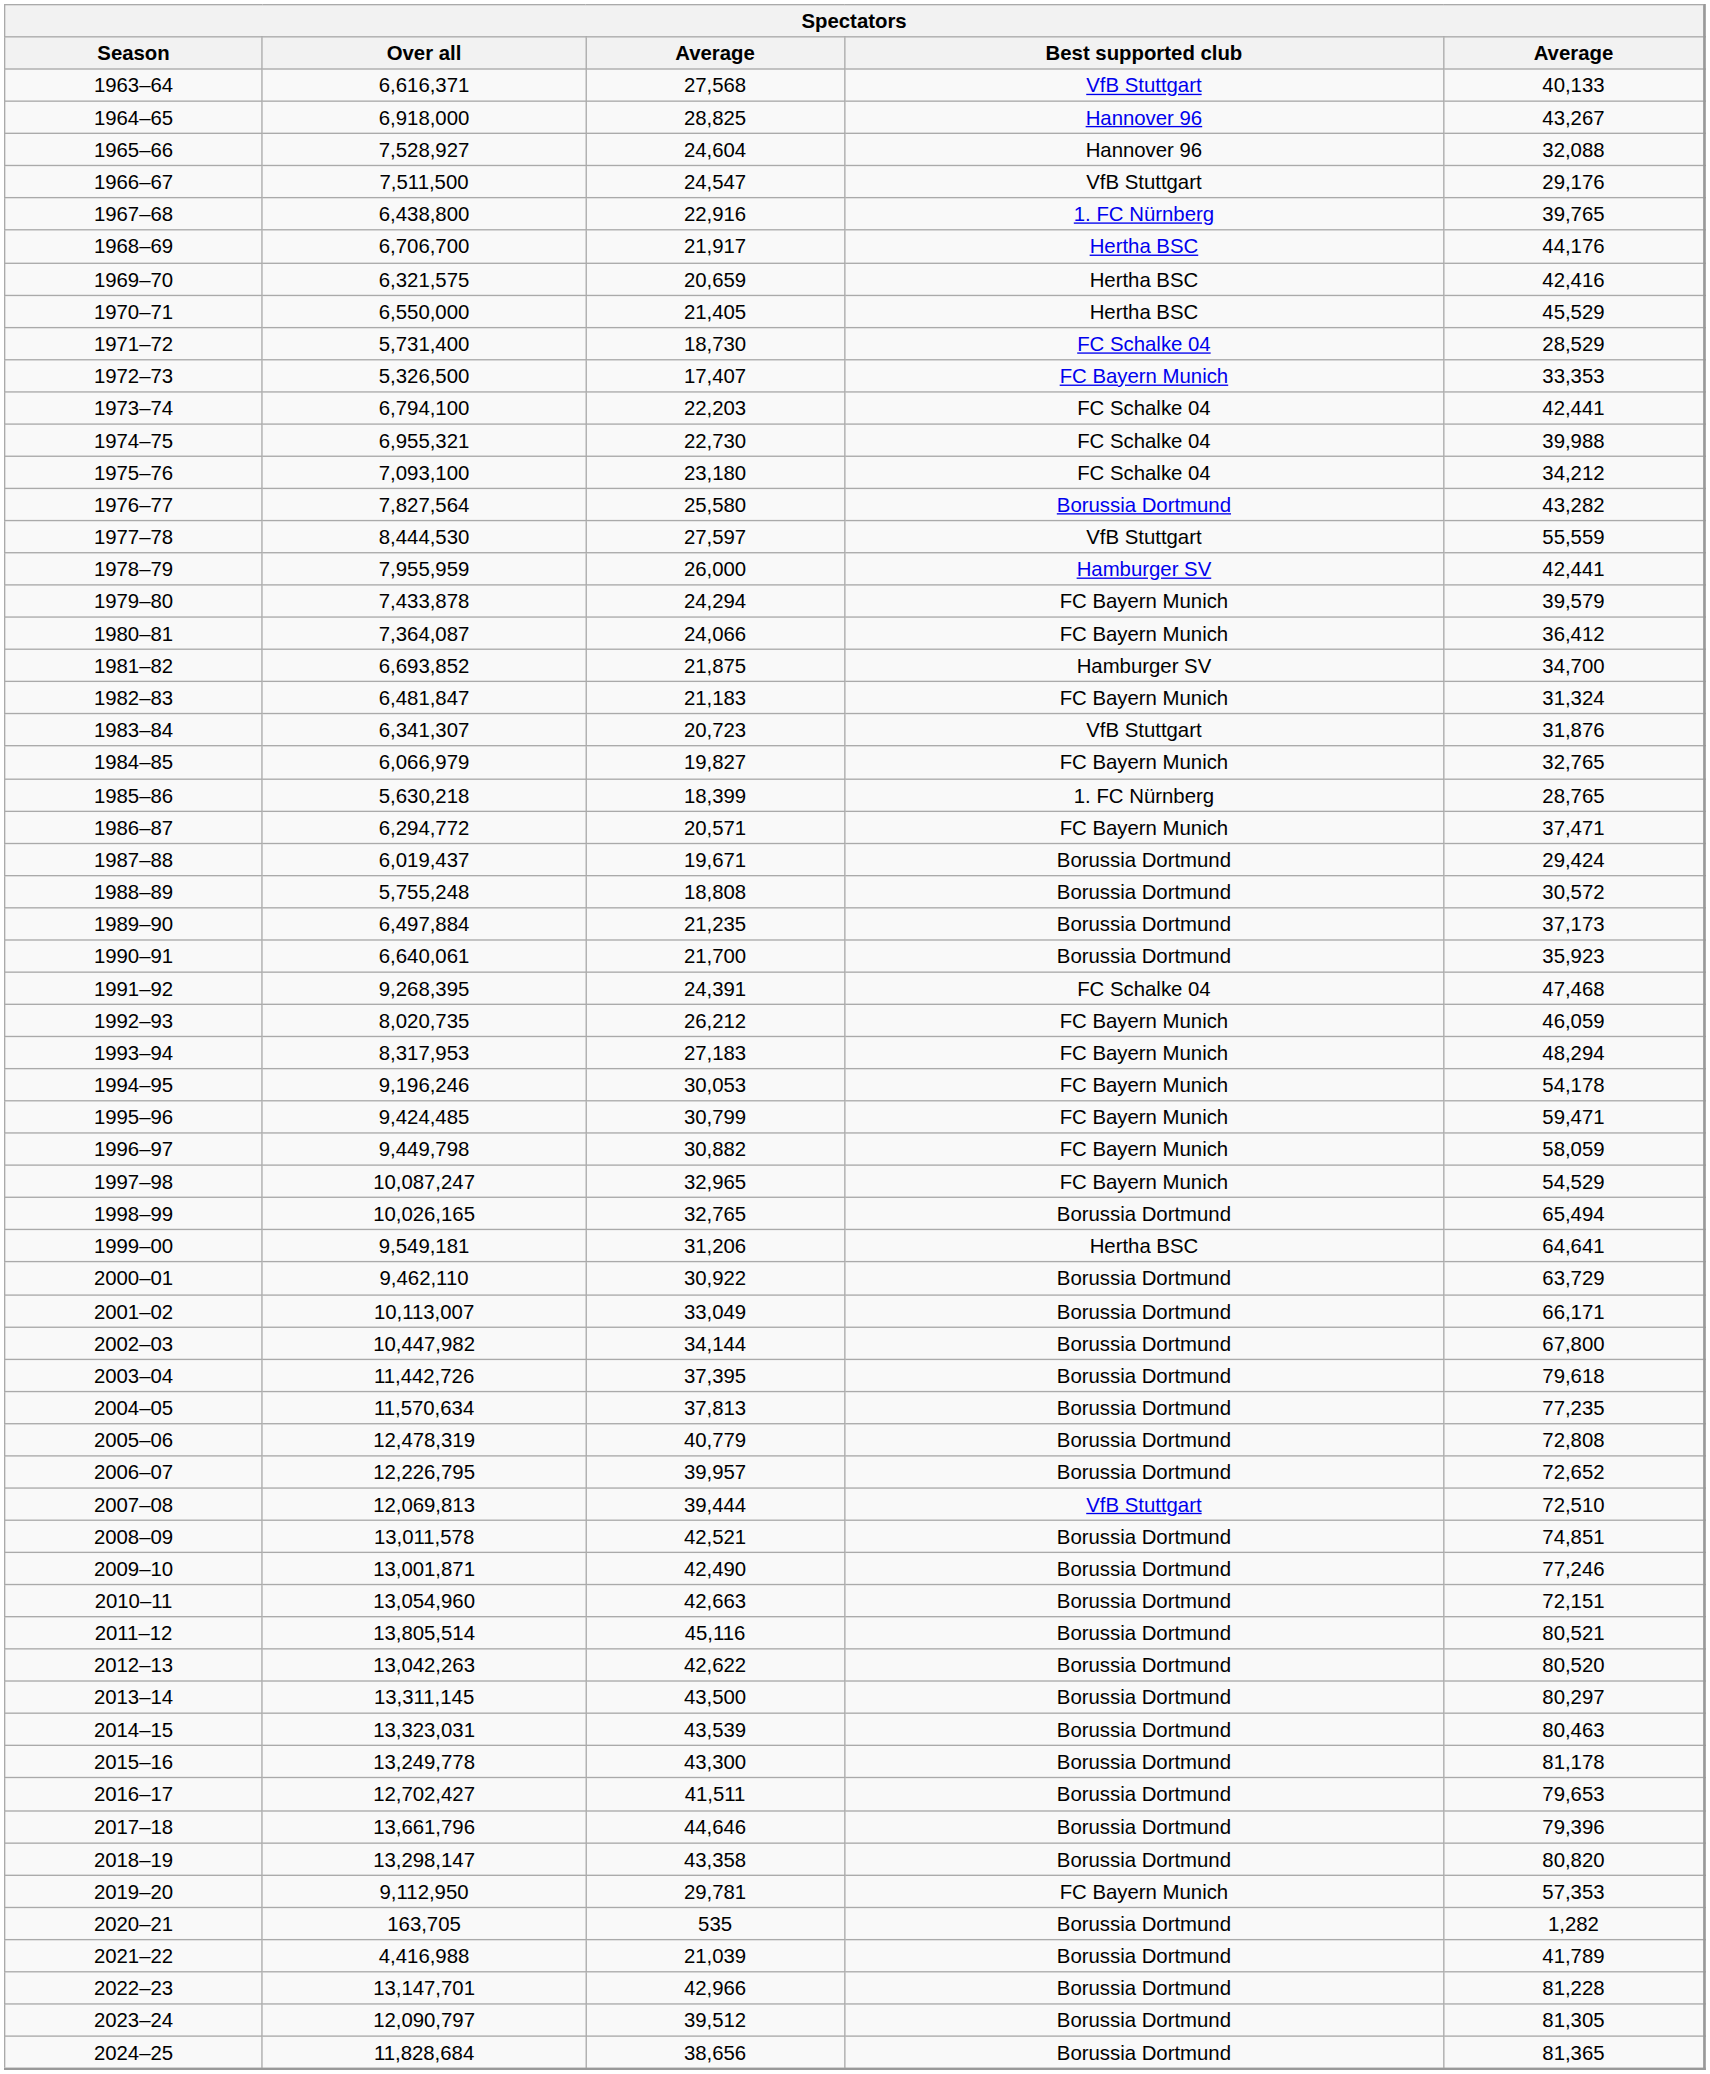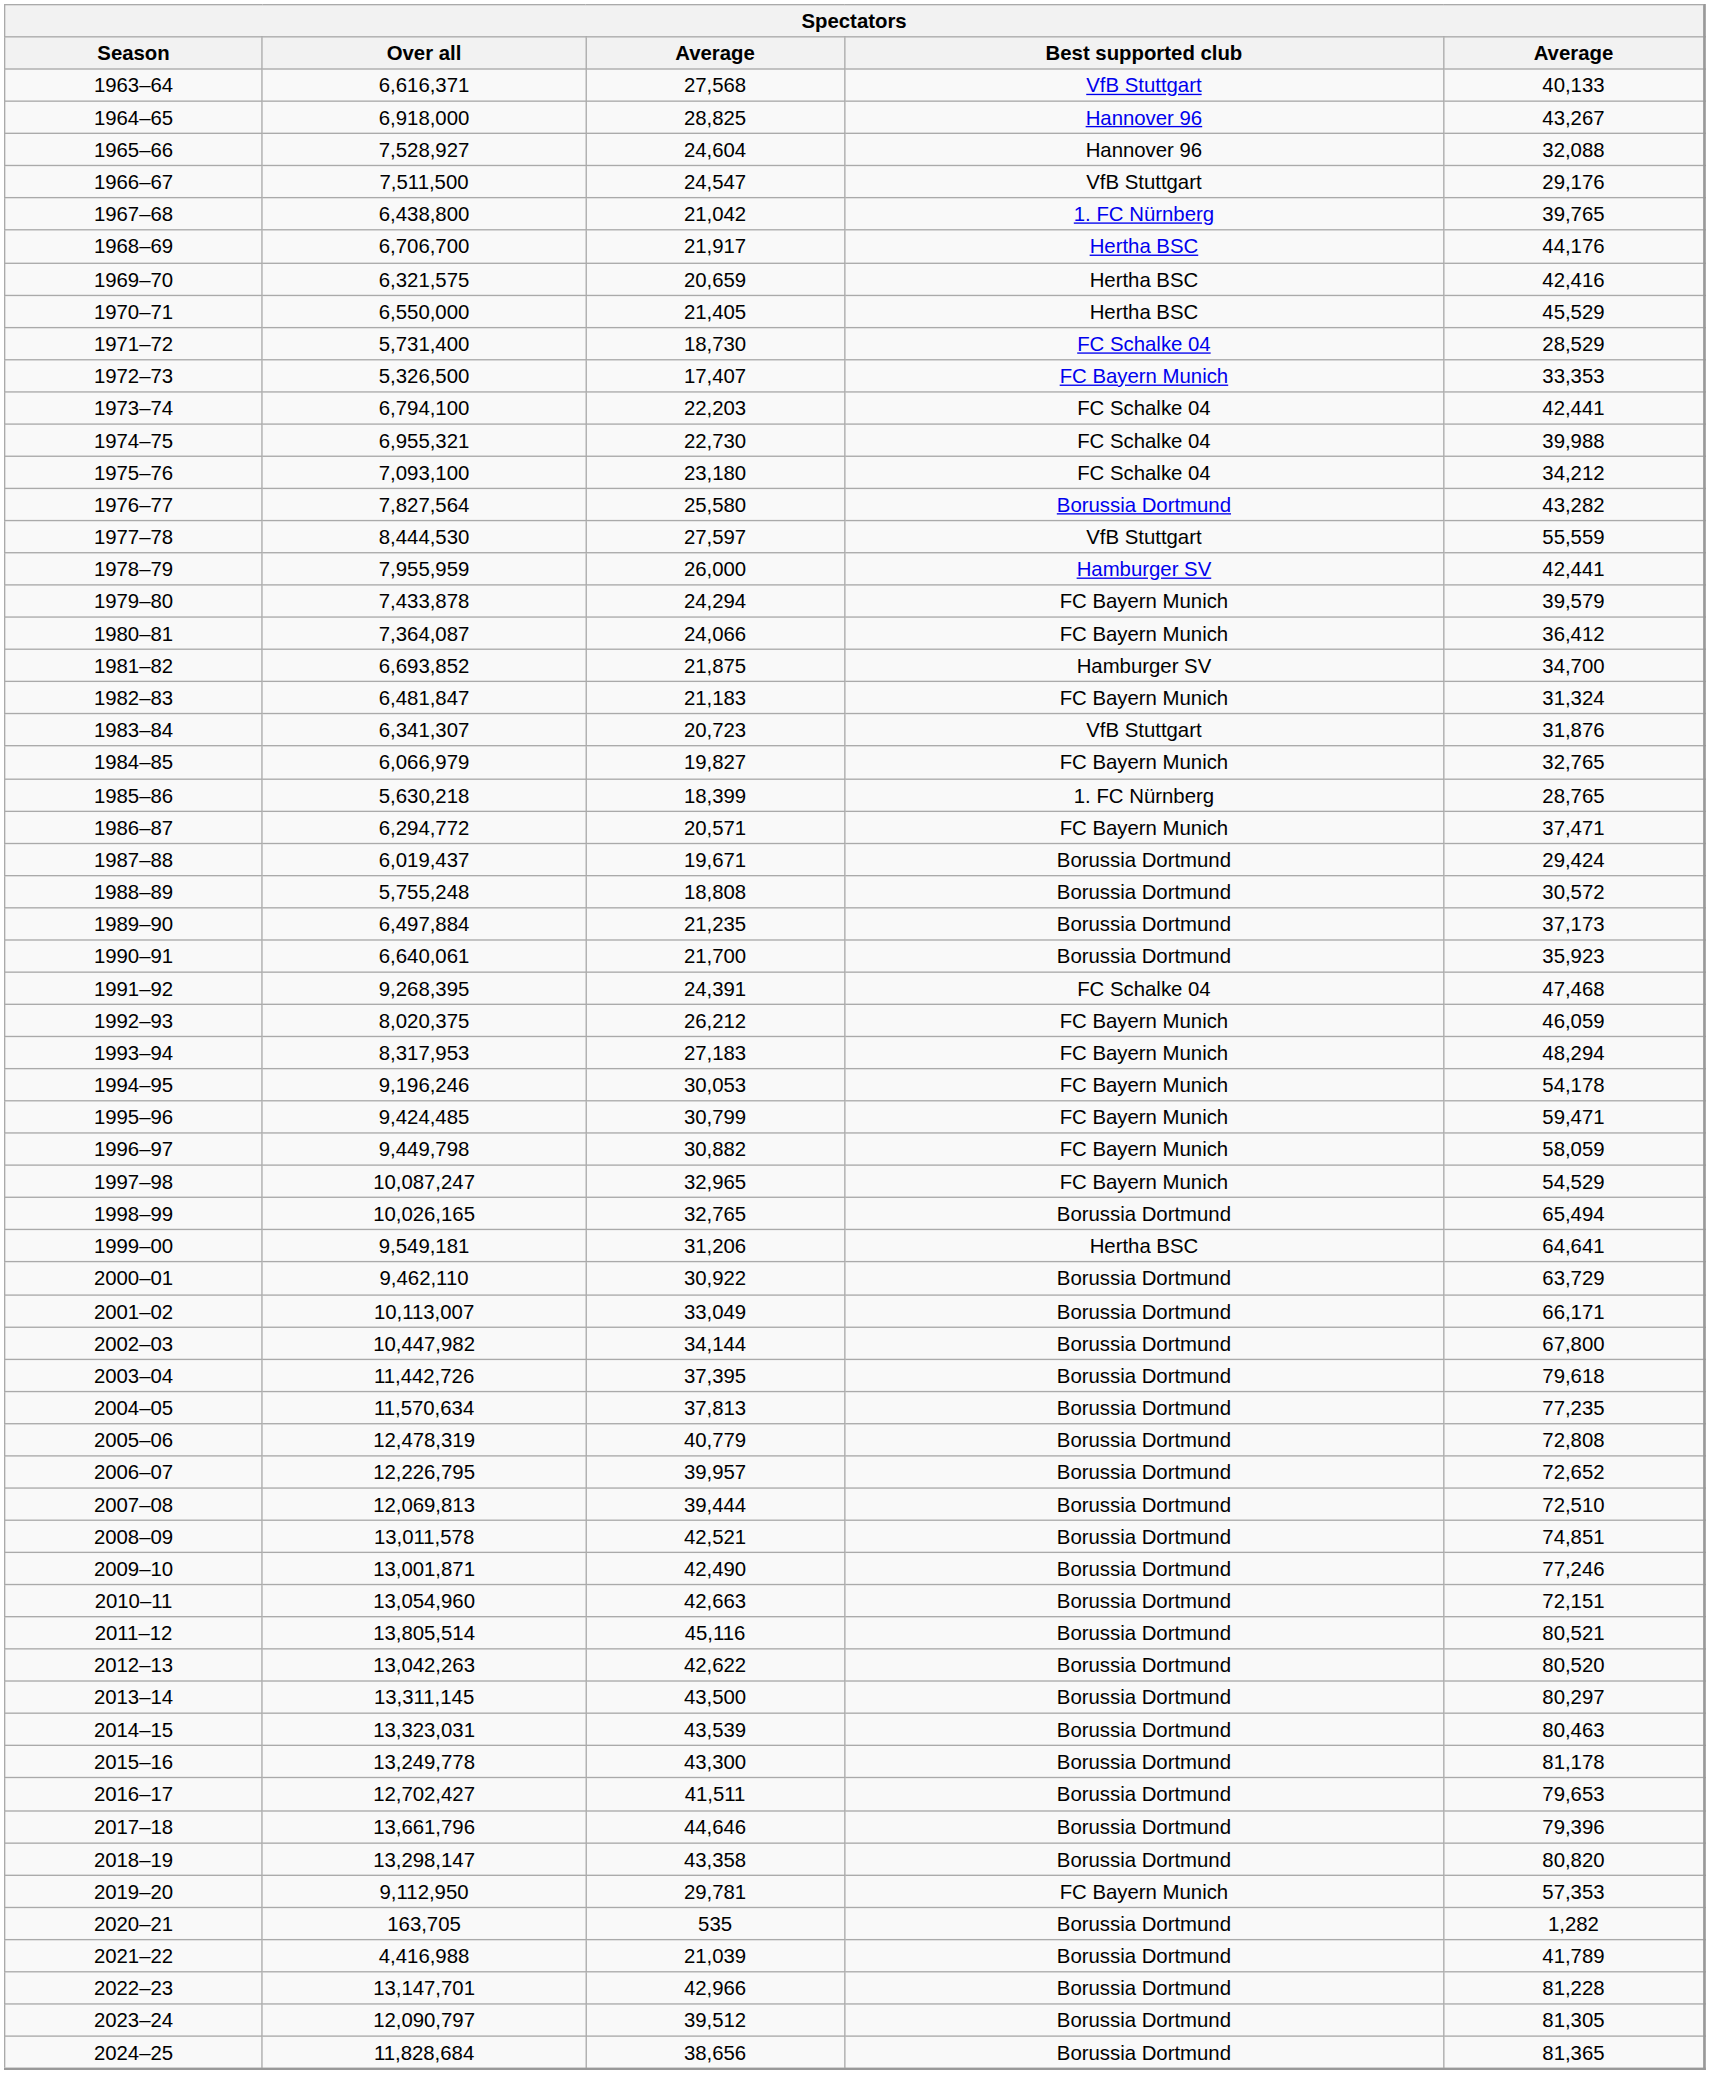(715, 214) 22,916 -> (715, 214) 21,042
(424, 1021) 8,020,735 -> (424, 1021) 8,020,375
(1144, 1504) VfB Stuttgart -> (1144, 1504) Borussia Dortmund
